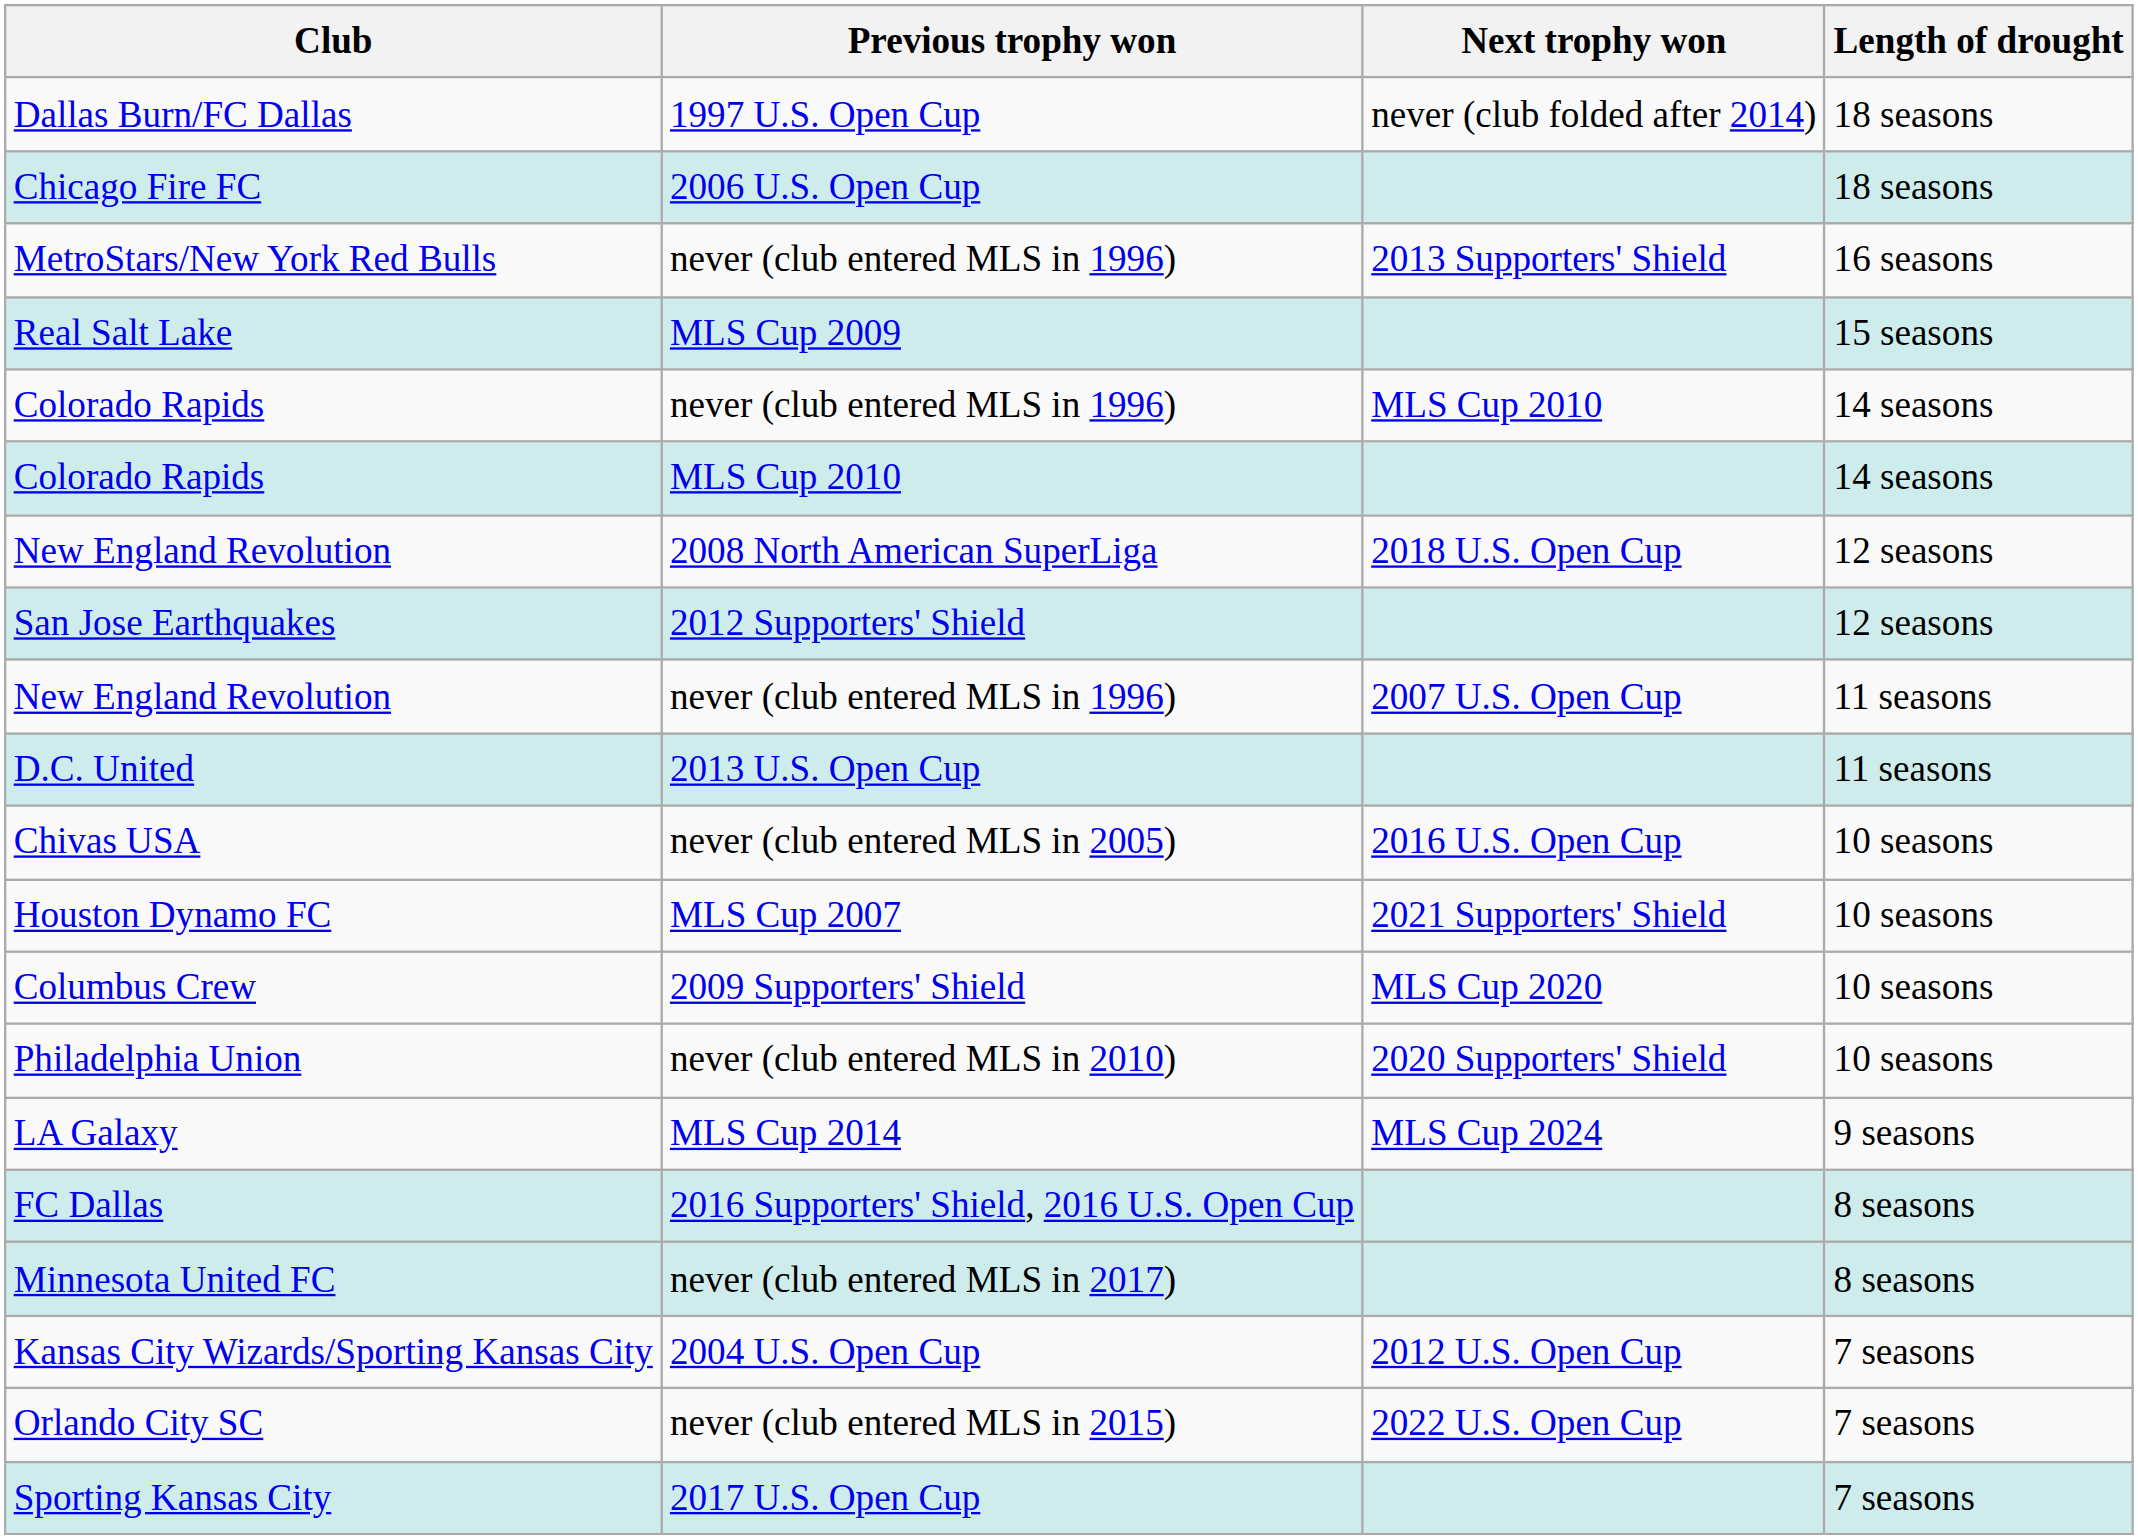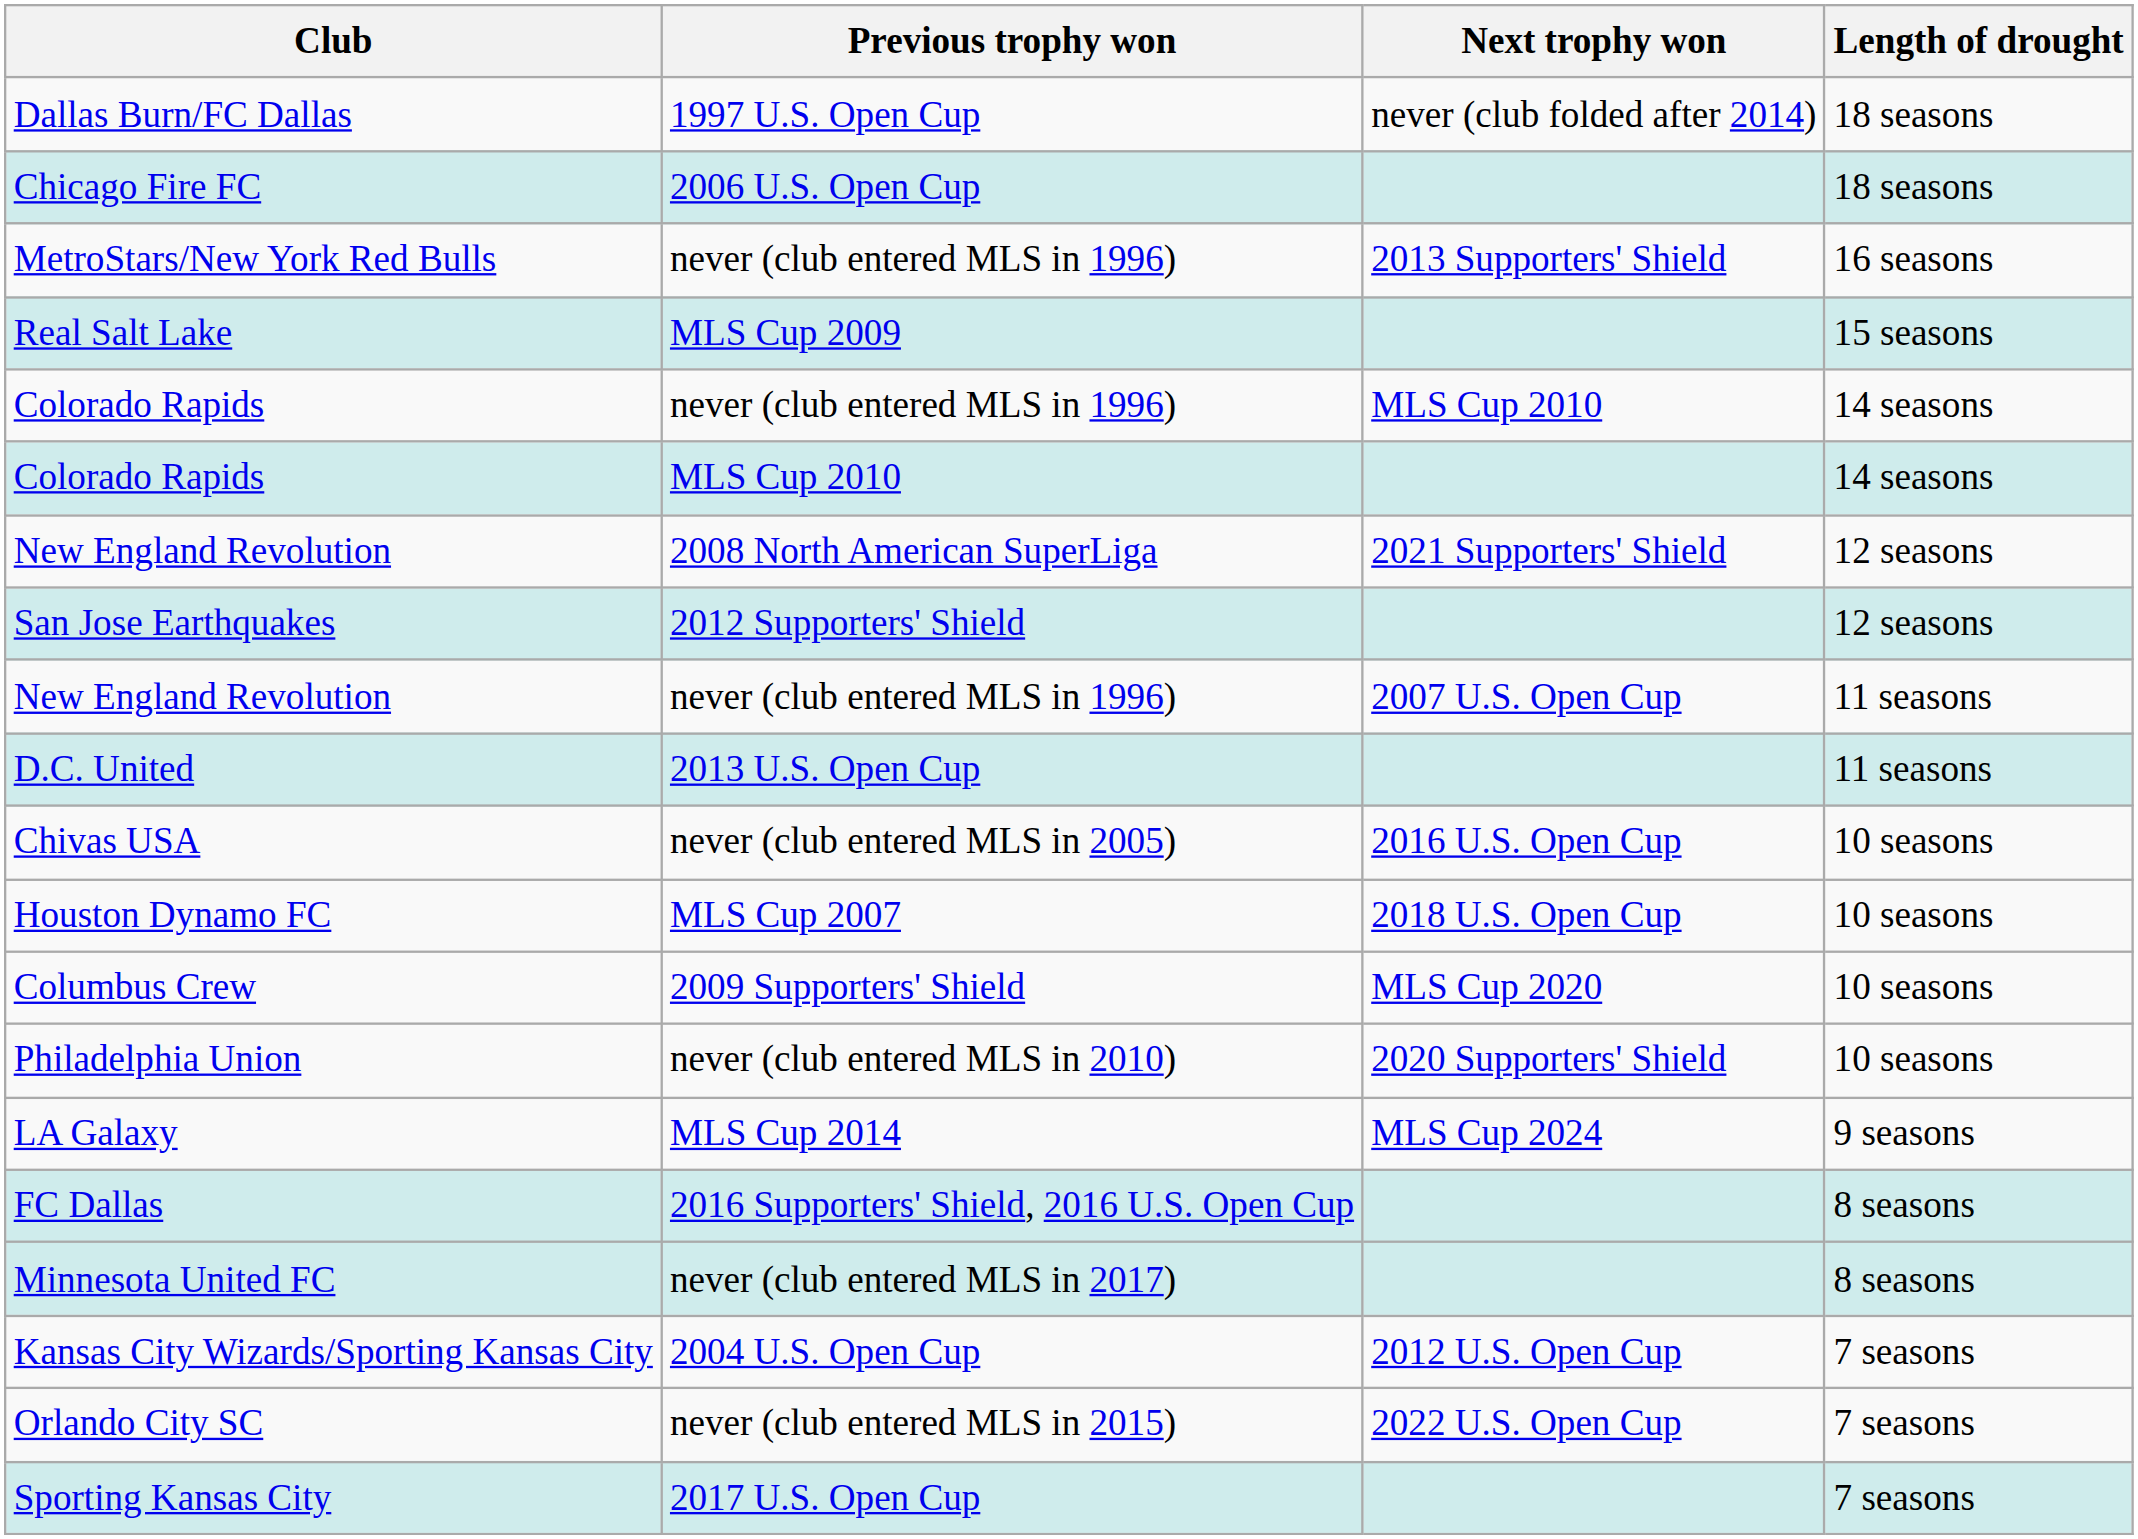(1526, 550) 2018 U.S. Open Cup -> (1549, 550) 2021 Supporters' Shield
(1549, 914) 2021 Supporters' Shield -> (1526, 914) 2018 U.S. Open Cup
